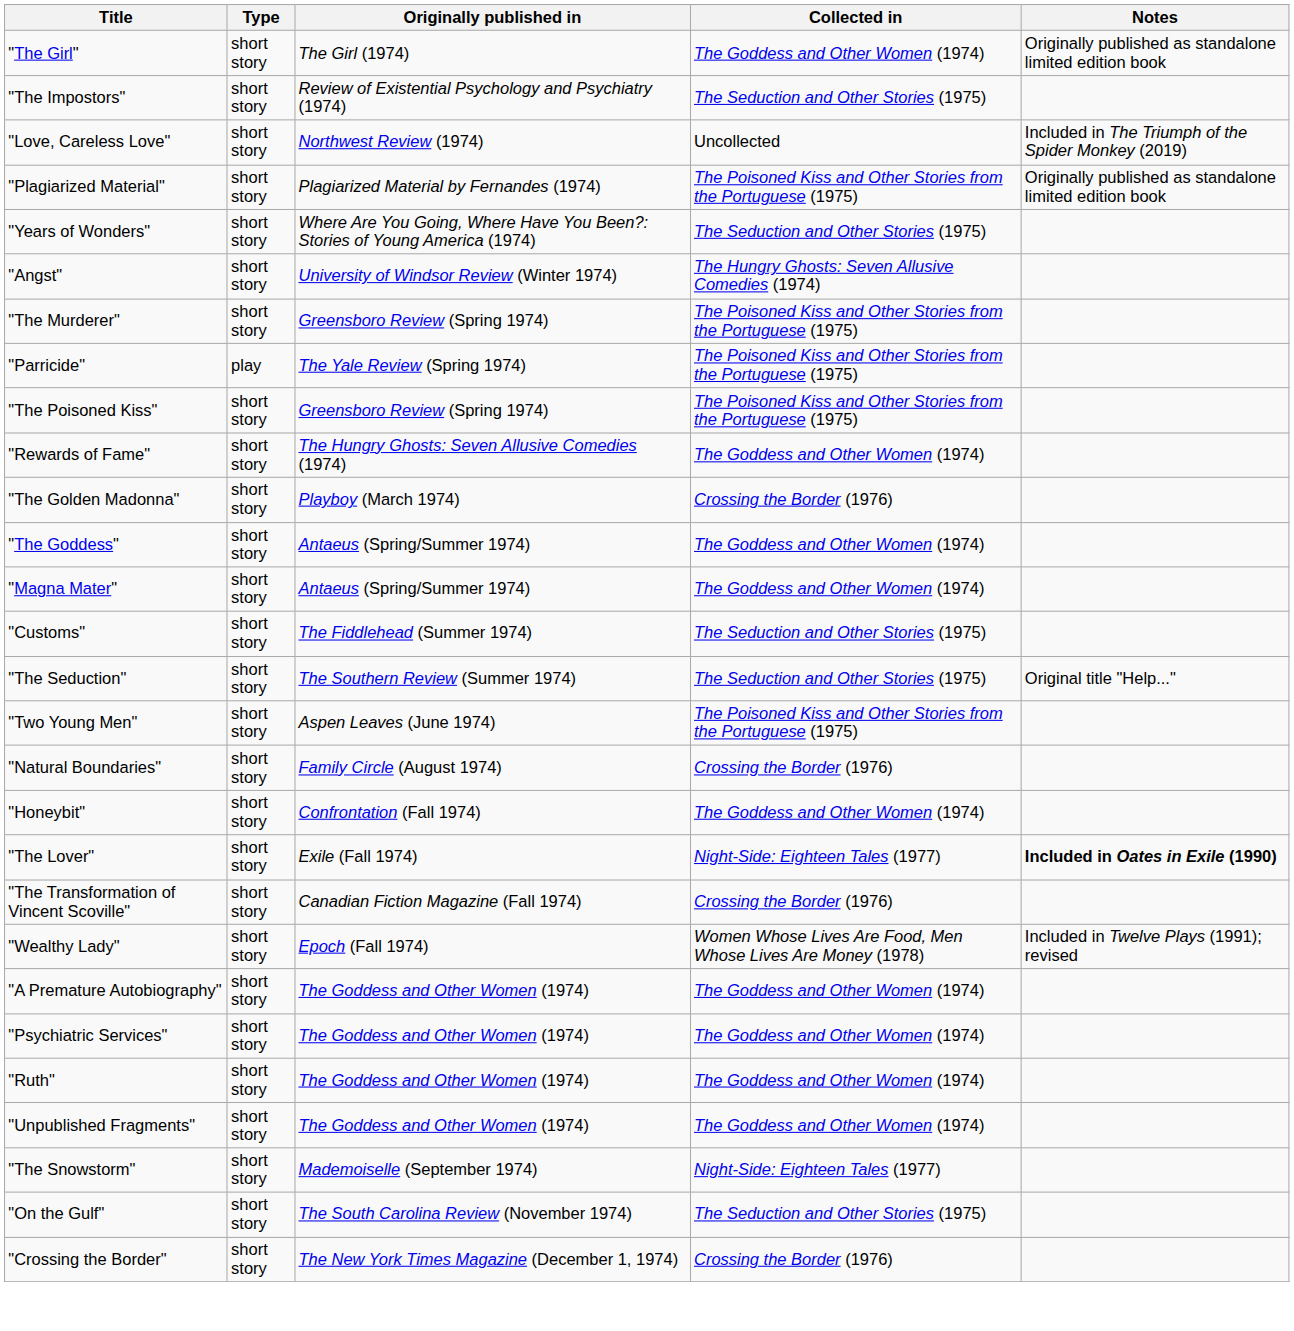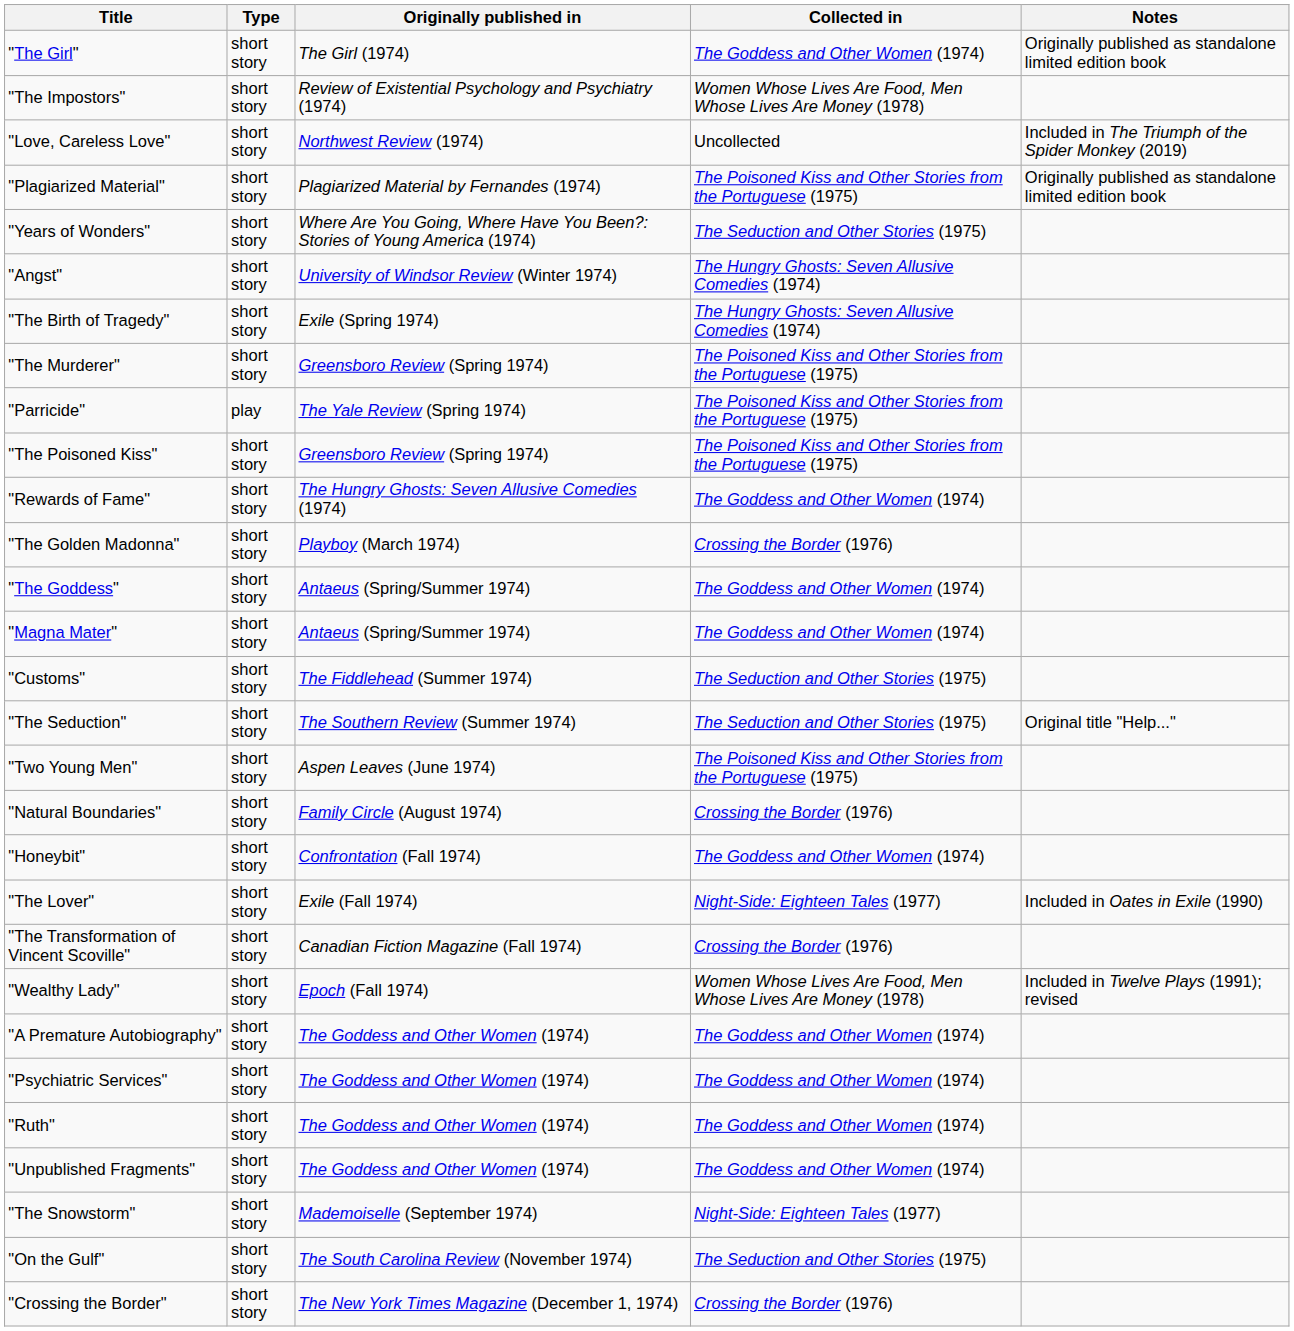(840, 97) The Seduction and Other Stories (1975) -> (828, 97) Women Whose Lives Are Food, Men Whose Lives Are Money (1978)
+ row: (89, 321)
(1151, 857) bold -> (1144, 901) normal
